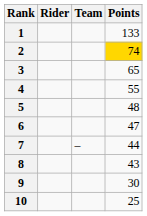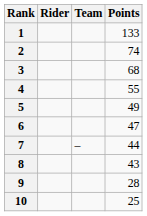(134, 51) gold background -> (134, 51) no background
(134, 70) 65 -> (134, 70) 68
(134, 107) 48 -> (134, 107) 49
(134, 182) 30 -> (134, 182) 28
